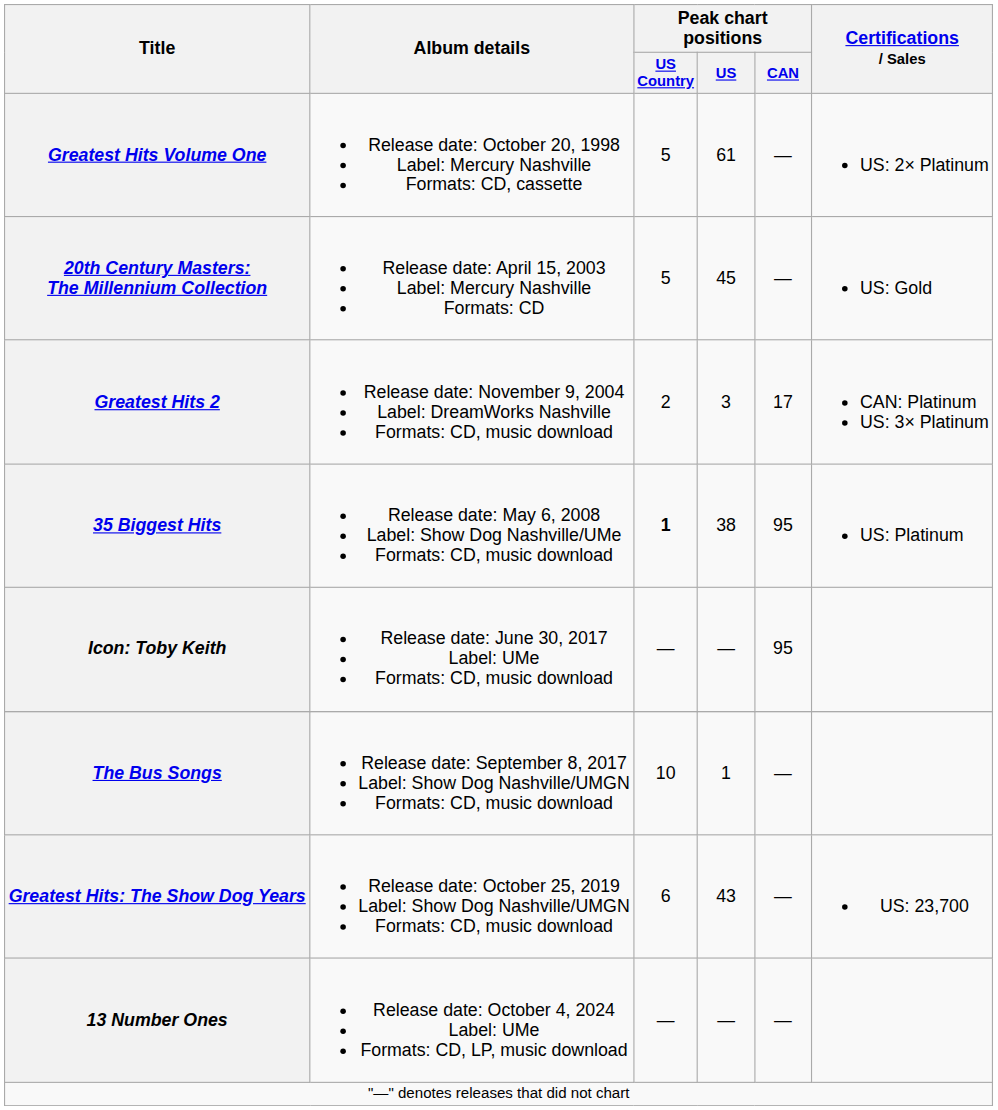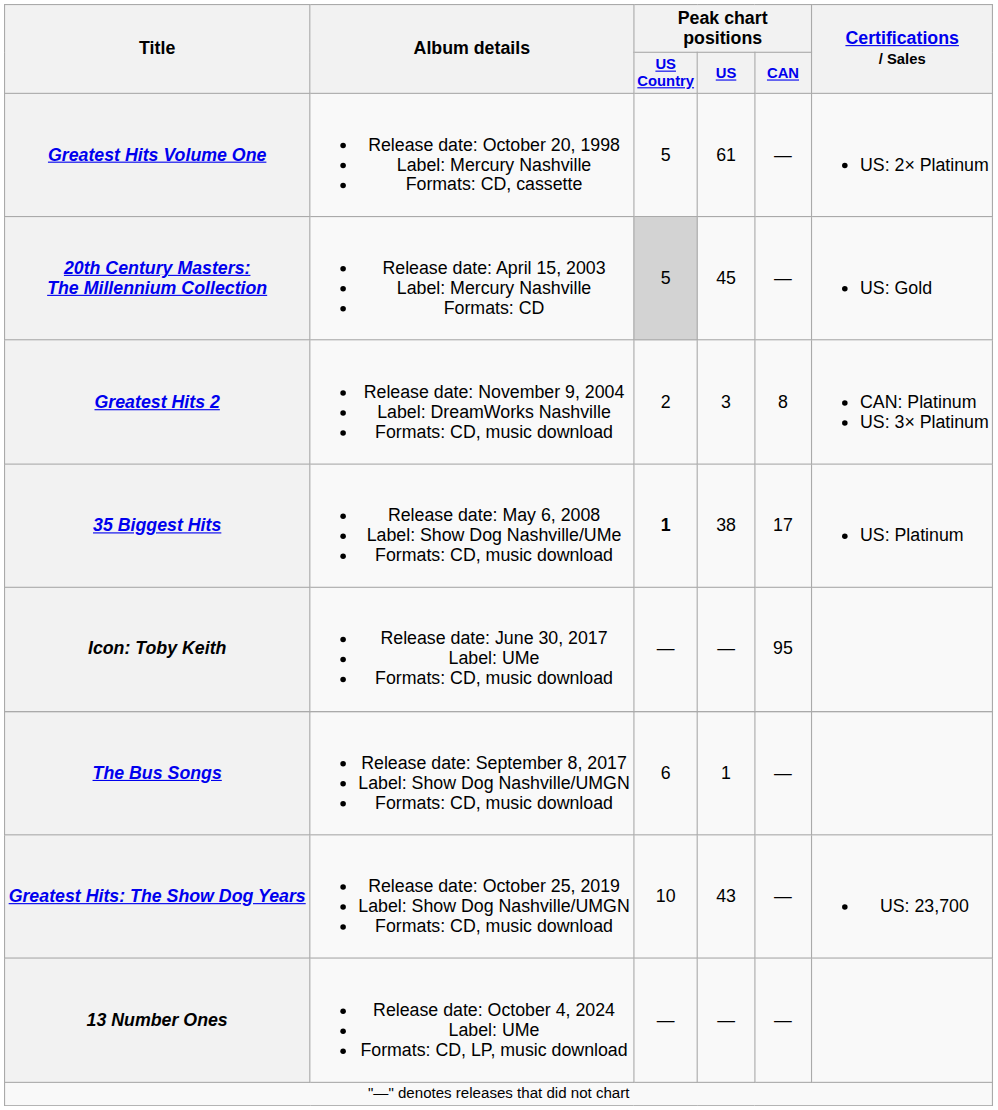(666, 278) no background -> (666, 278) lightgrey background
(783, 402) 17 -> (783, 402) 8
(783, 525) 95 -> (783, 525) 17
(666, 772) 10 -> (666, 772) 6
(666, 896) 6 -> (666, 896) 10
